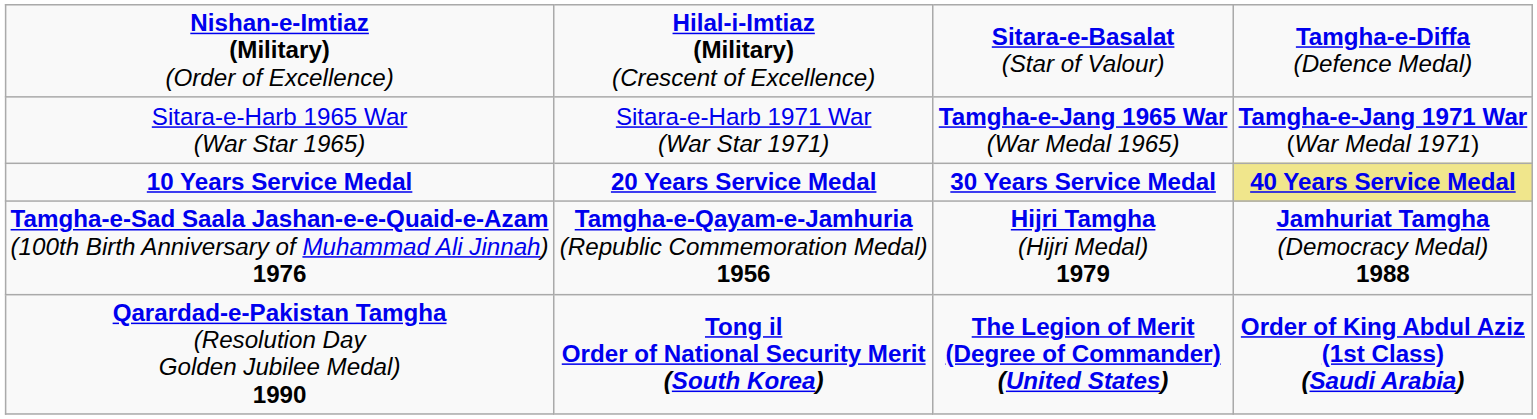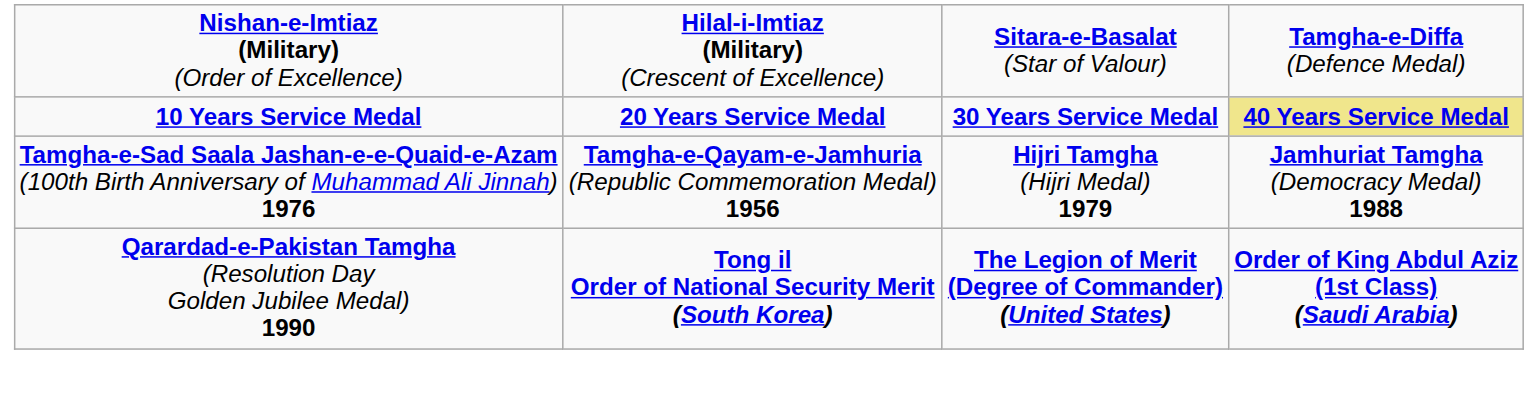- row: (280, 129)
